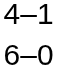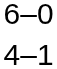rows swapped: (29, 14) <-> (29, 55)
